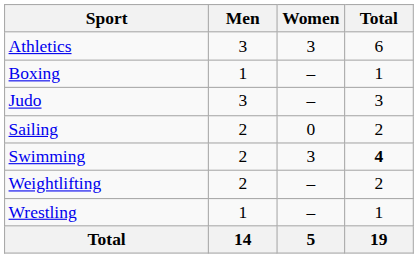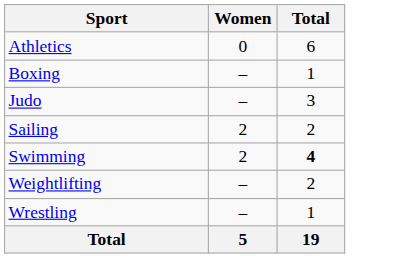- column: (243, 18)
(311, 45) 3 -> (243, 45) 0
(311, 128) 0 -> (243, 128) 2
(311, 156) 3 -> (243, 156) 2
